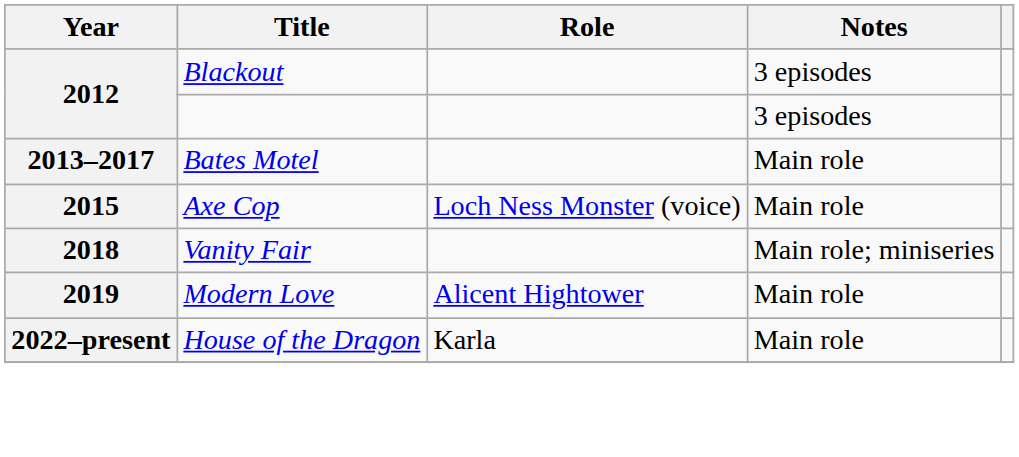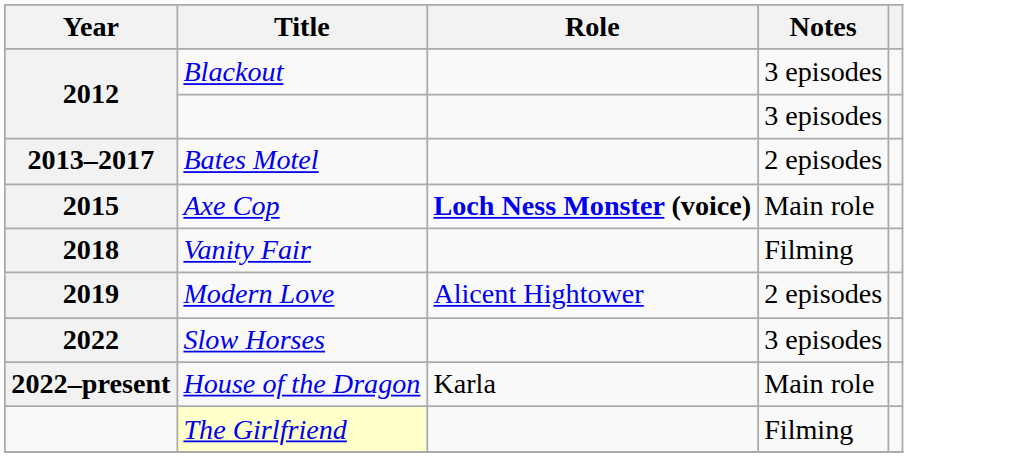(809, 160) Main role -> (823, 160) 2 episodes
(587, 205) normal -> (592, 205) bold
(874, 250) Main role; miniseries -> (809, 250) Filming
(809, 294) Main role -> (823, 294) 2 episodes
+ row: (91, 339)
+ row: (91, 429)
